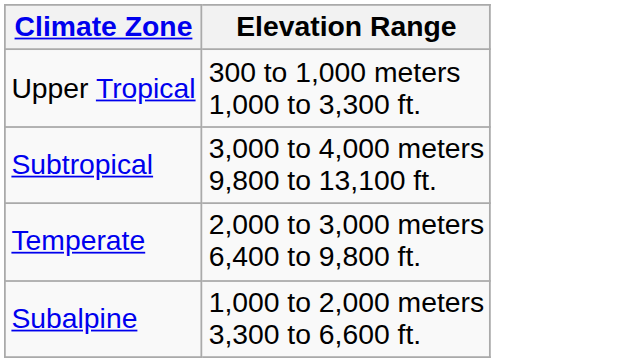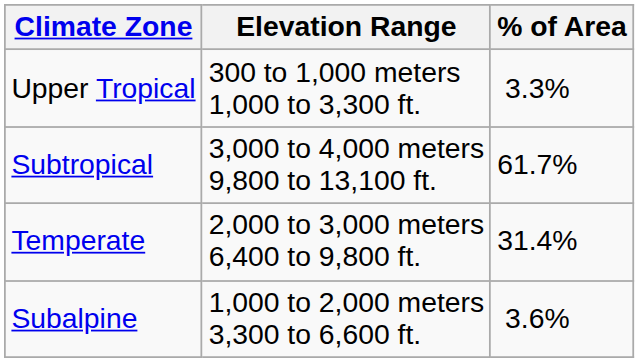+ column: (562, 26)
